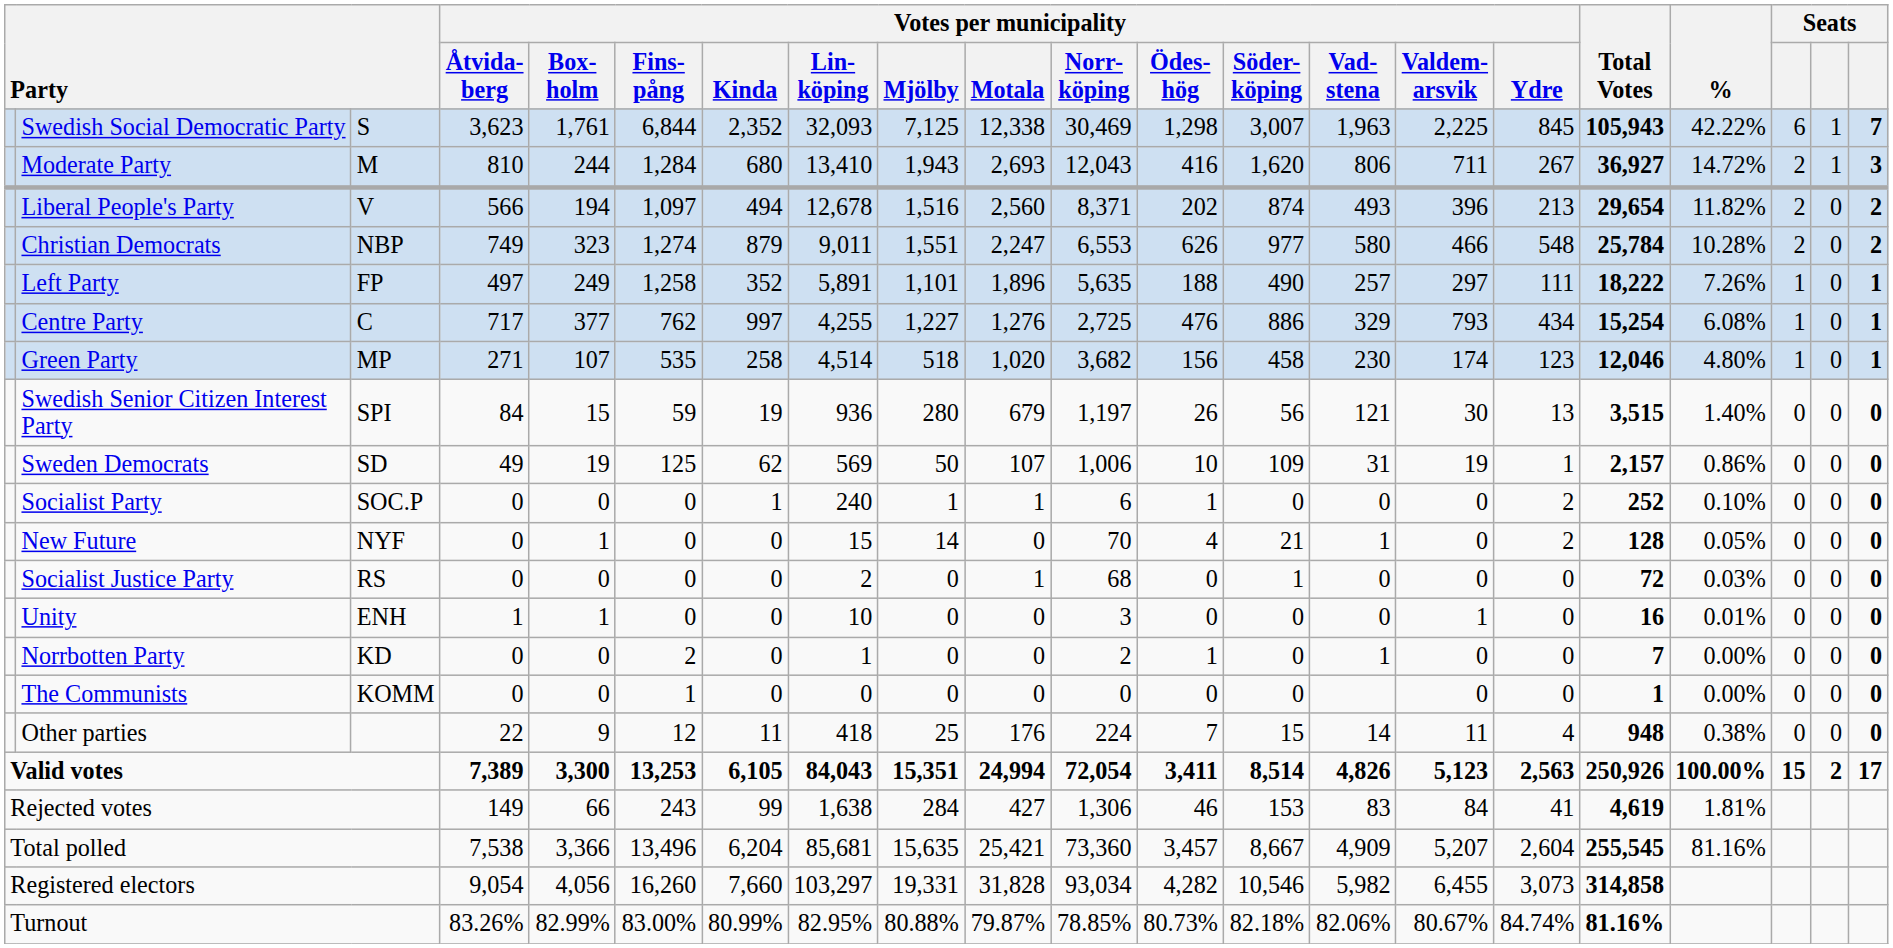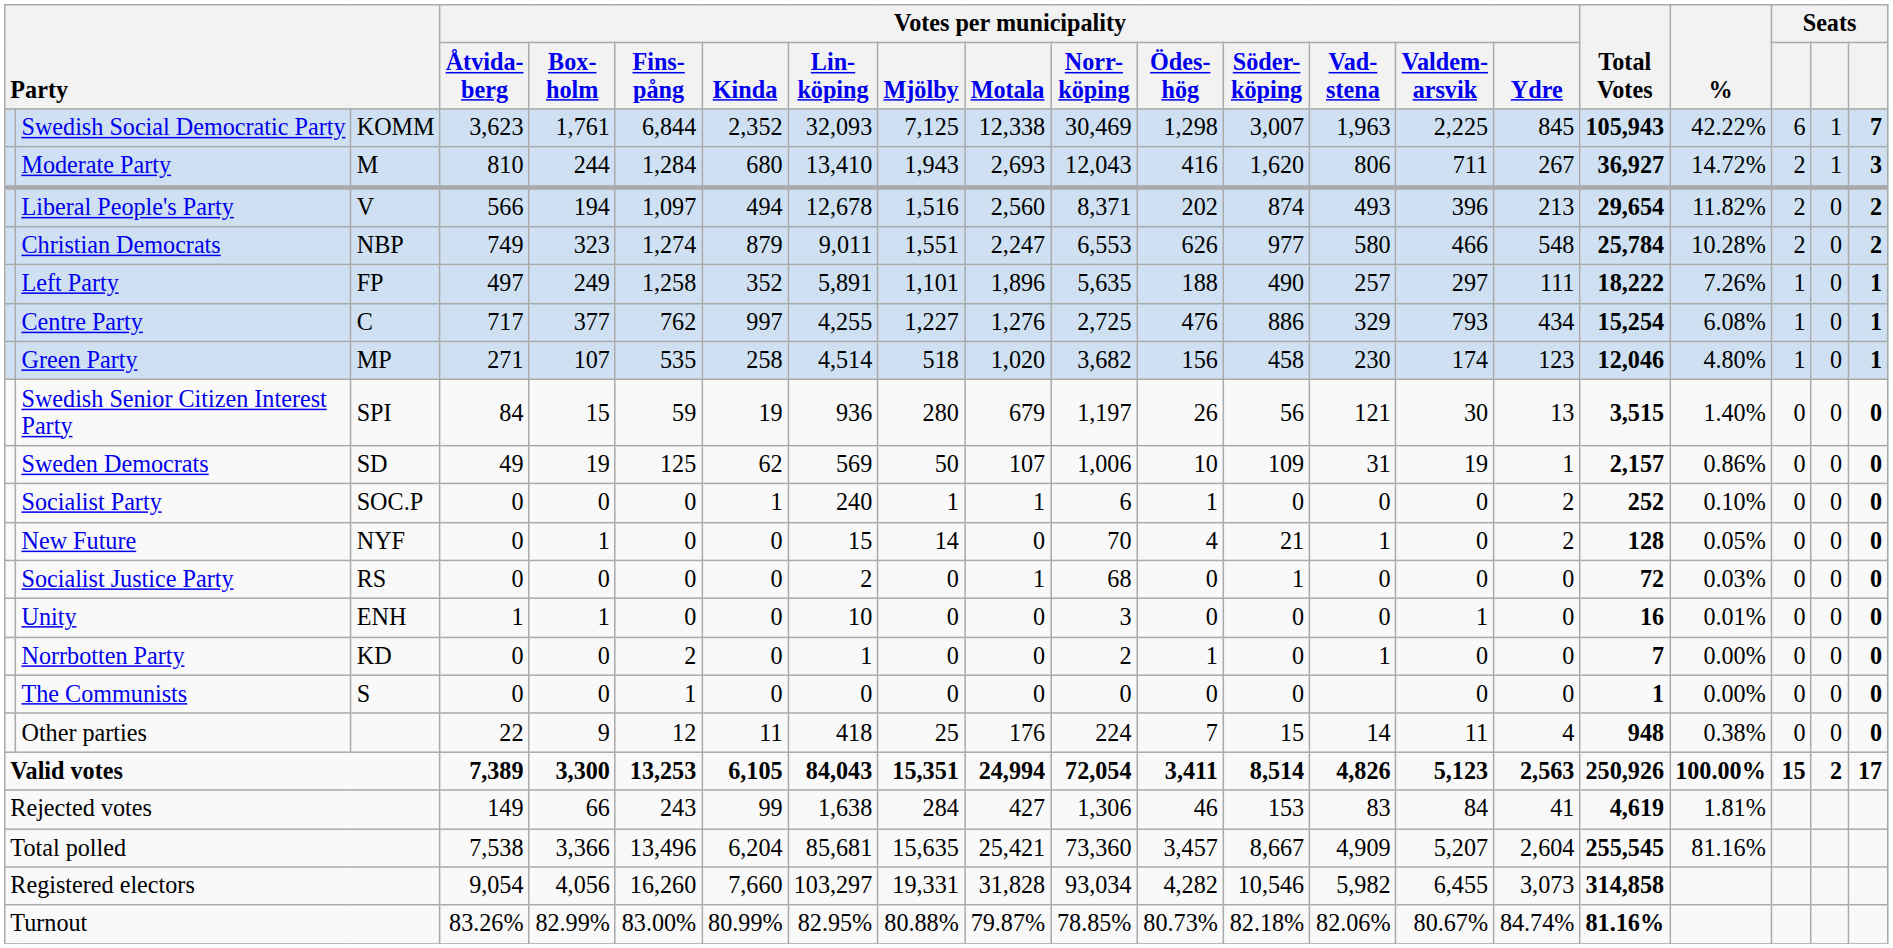(363, 127) S -> (396, 127) KOMM
(396, 694) KOMM -> (363, 694) S
